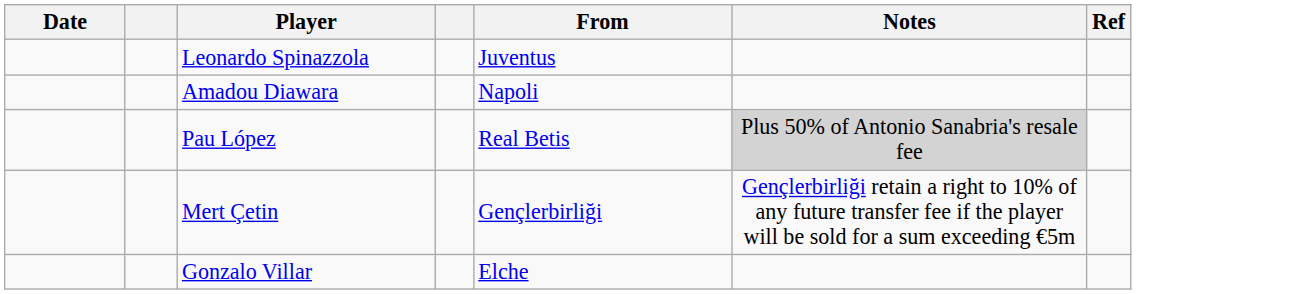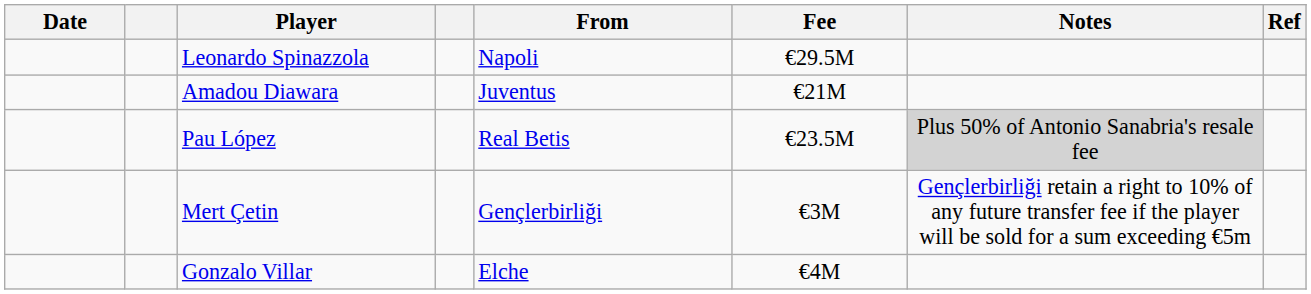+ column: (820, 22)
(517, 57) Juventus -> (508, 57) Napoli
(508, 92) Napoli -> (517, 92) Juventus
